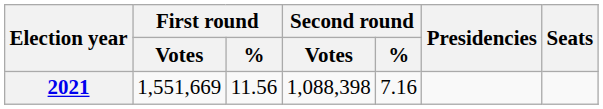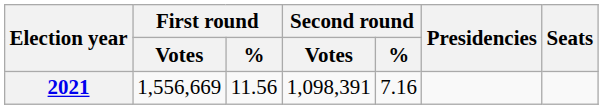(179, 87) 1,551,669 -> (179, 87) 1,556,669
(329, 87) 1,088,398 -> (329, 87) 1,098,391
